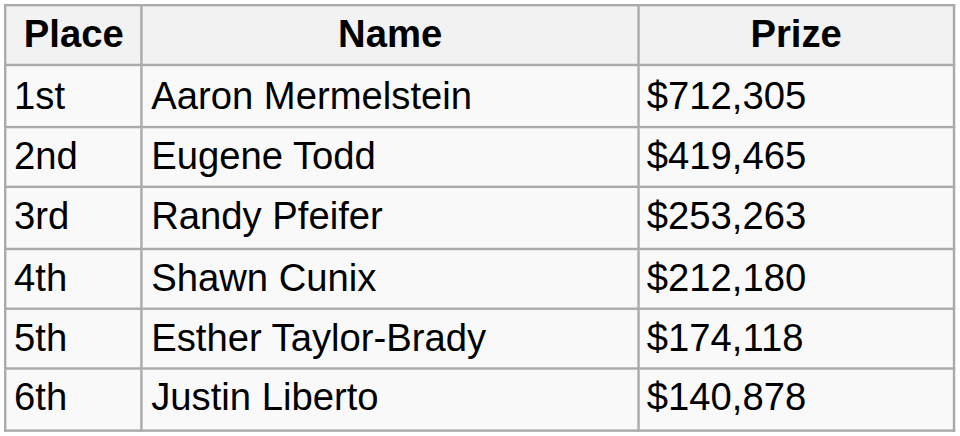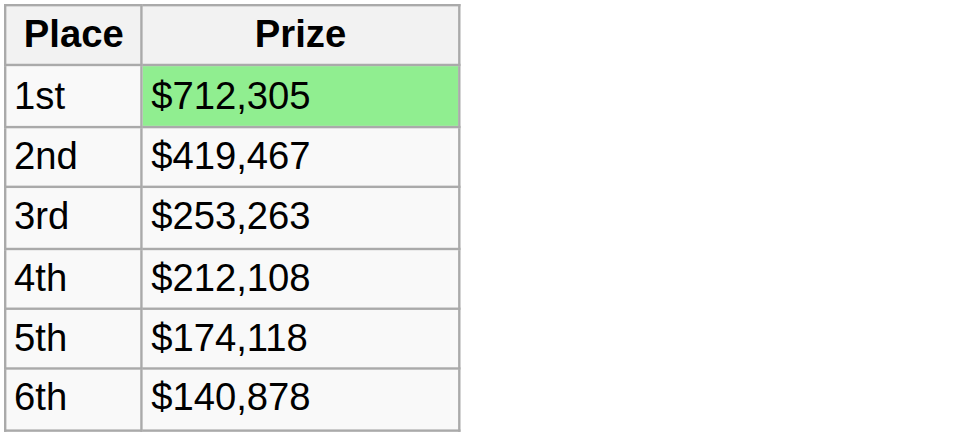- column: (390, 34)
(727, 95) no background -> (231, 95) lightgreen background
(727, 156) $419,465 -> (231, 156) $419,467
(727, 277) $212,180 -> (231, 277) $212,108
